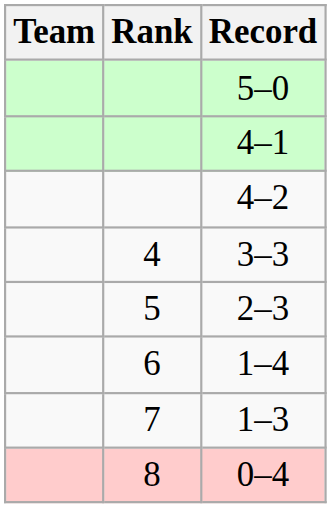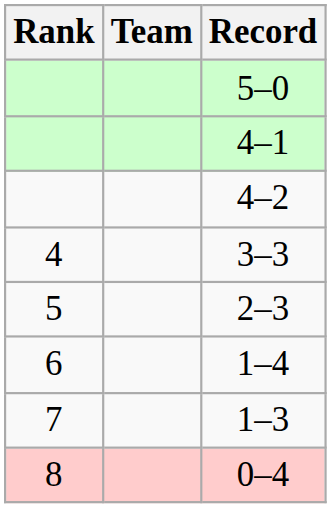columns swapped: (152, 32) <-> (54, 32)
